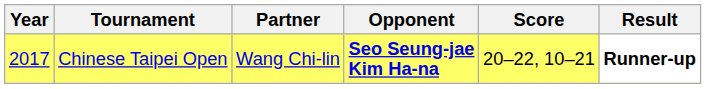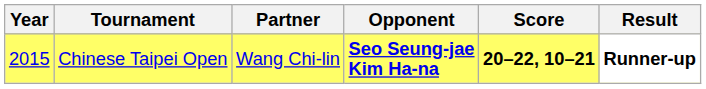(29, 59) 2017 -> (29, 59) 2015
(539, 59) normal -> (539, 59) bold
